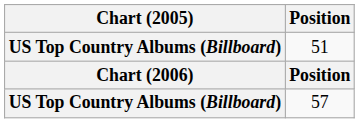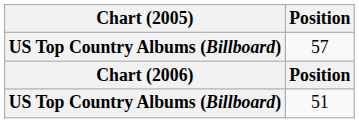rows swapped: (320, 46) <-> (320, 103)
